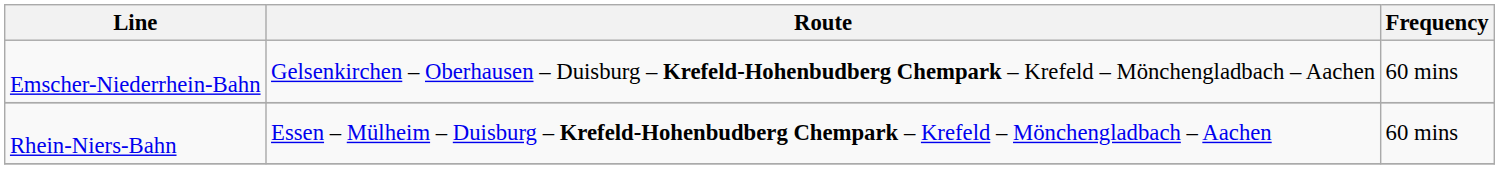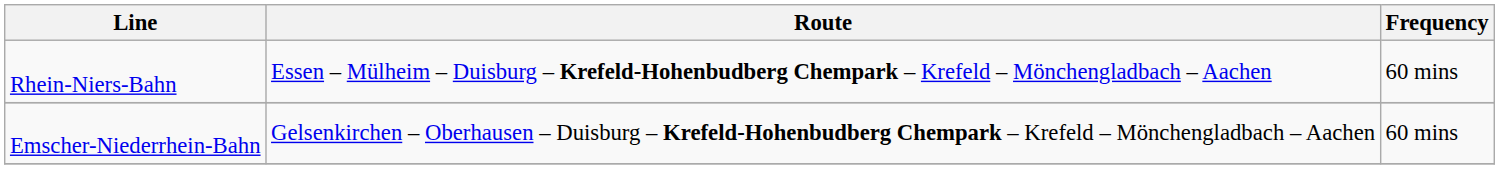rows swapped: (93, 145) <-> (135, 84)
